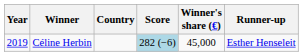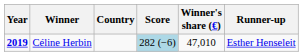(17, 43) normal -> (17, 43) bold
(201, 43) 45,000 -> (201, 43) 47,010
